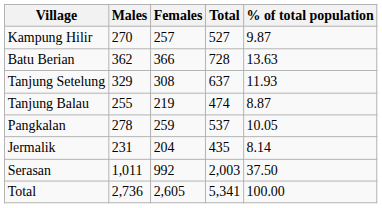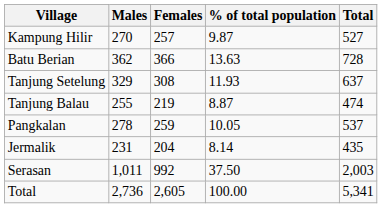columns swapped: (224, 15) <-> (310, 15)
